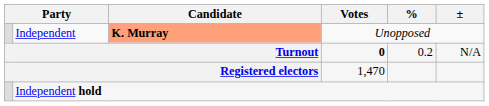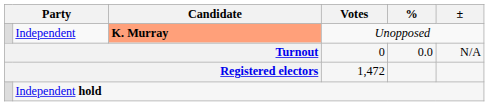(382, 52) bold -> (382, 52) normal
(425, 52) 0.2 -> (425, 52) 0.0
(371, 71) 1,470 -> (371, 71) 1,472
